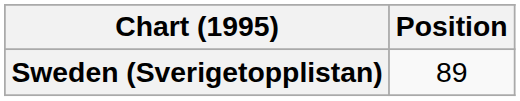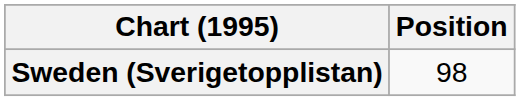(452, 71) 89 -> (452, 71) 98
